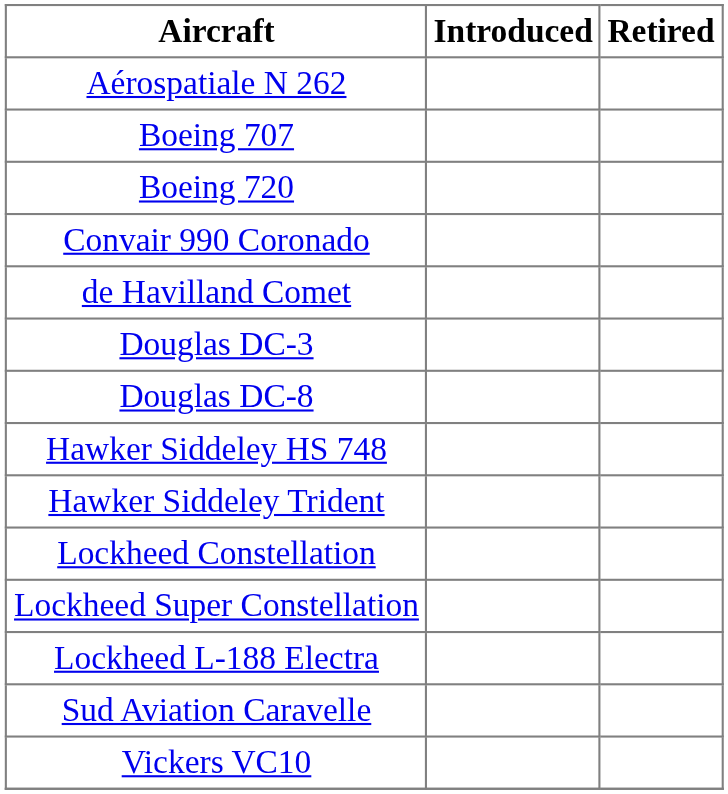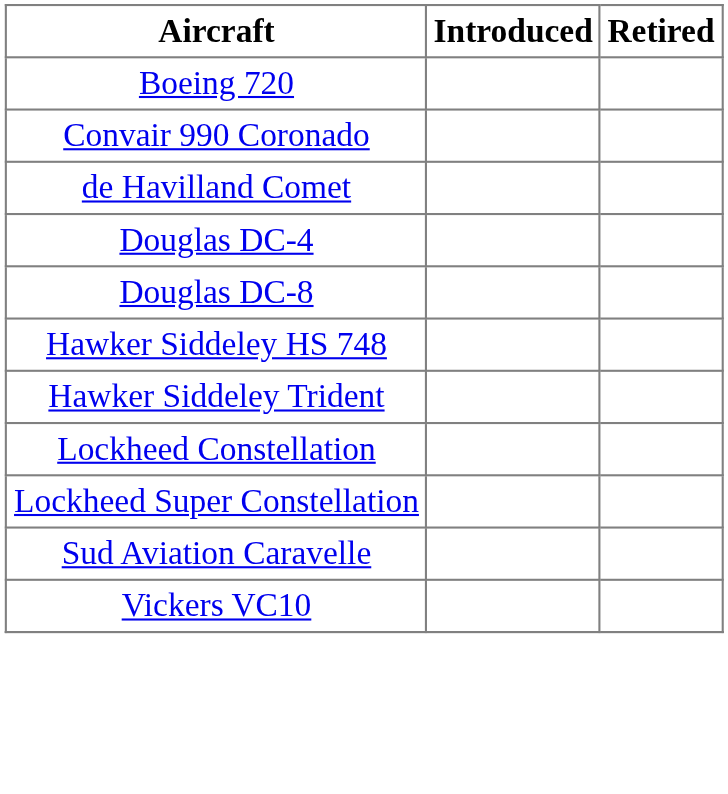- row: (216, 82)
- row: (216, 135)
- row: (216, 344)
+ row: (216, 239)
- row: (216, 657)
